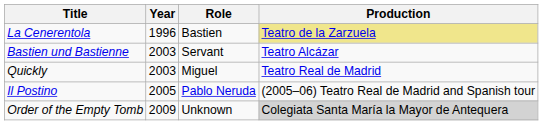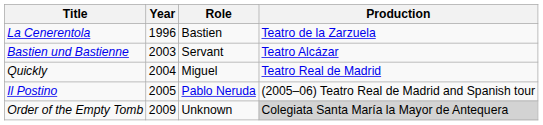(319, 33) khaki background -> (319, 33) no background
(162, 71) 2003 -> (162, 71) 2004
